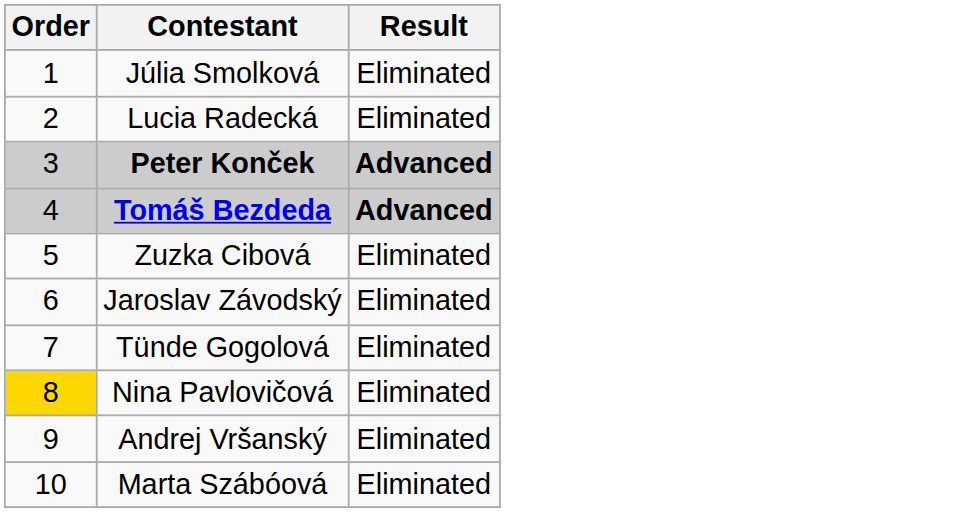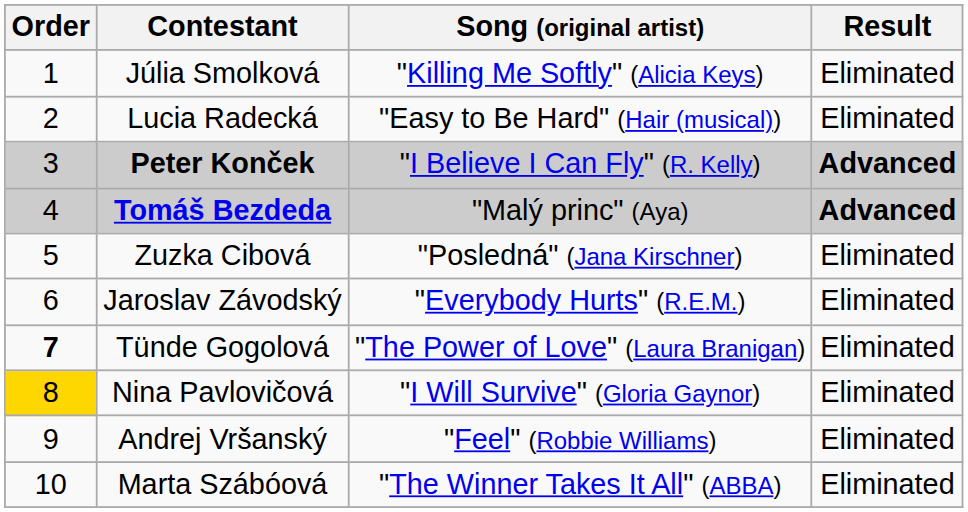+ column: (580, 27)
(51, 347) normal -> (51, 347) bold
